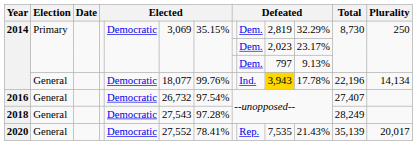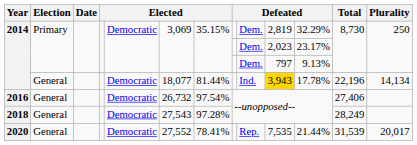(213, 81) 99.76% -> (213, 81) 81.44%
(350, 98) 27,407 -> (350, 98) 27,406
(313, 132) 21.43% -> (313, 132) 21.44%
(350, 132) 35,139 -> (350, 132) 31,539
